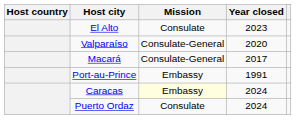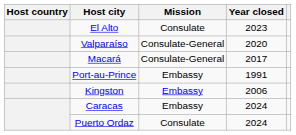+ row: (104, 91)
(183, 91) lightyellow background -> (183, 106) no background
